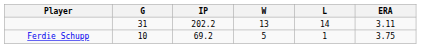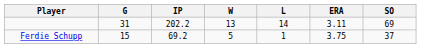+ column: (389, 11)
(143, 37) 10 -> (125, 37) 15
